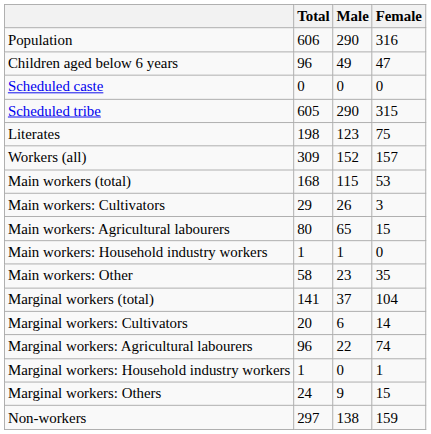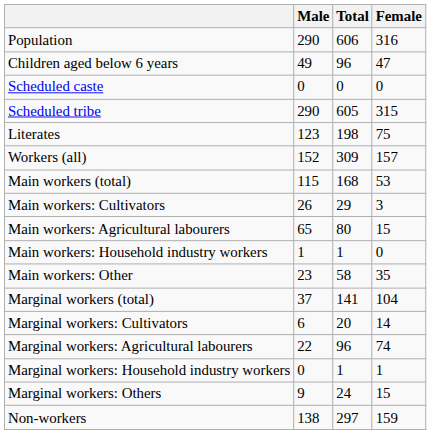columns swapped: (313, 16) <-> (353, 16)
